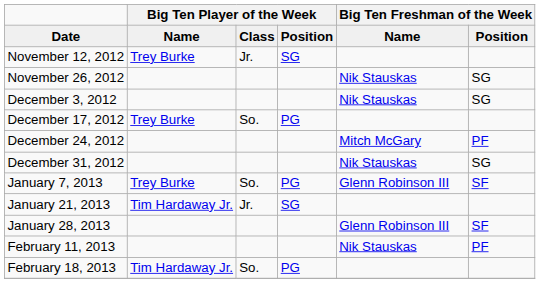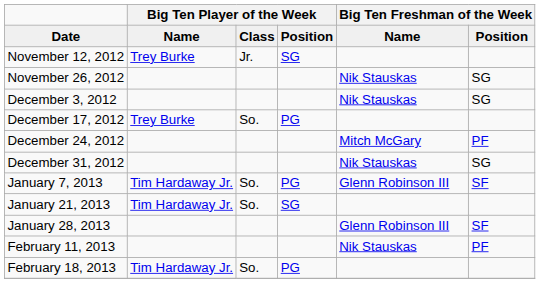(162, 183) Trey Burke -> (182, 183) Tim Hardaway Jr.
(246, 204) Jr. -> (249, 204) So.
